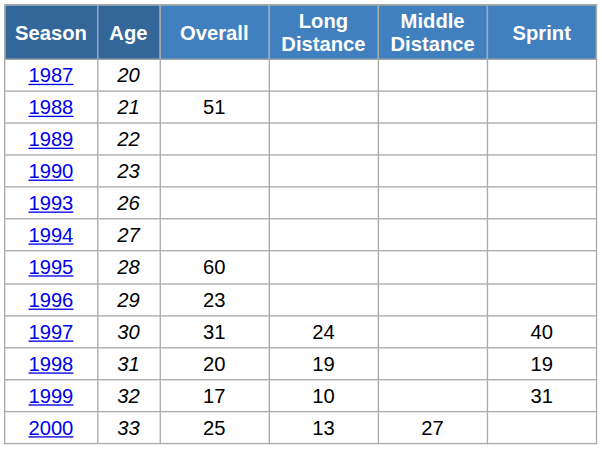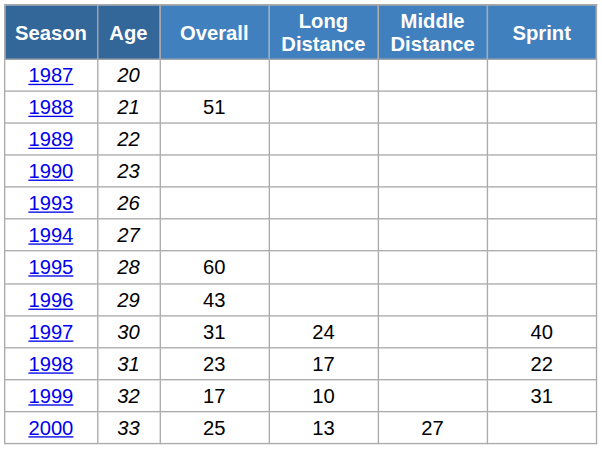(214, 299) 23 -> (214, 299) 43
(214, 363) 20 -> (214, 363) 23
(323, 363) 19 -> (323, 363) 17
(542, 363) 19 -> (542, 363) 22
